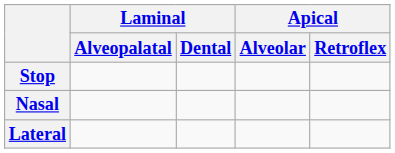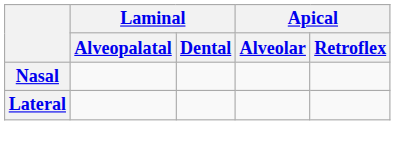- row: (37, 76)
